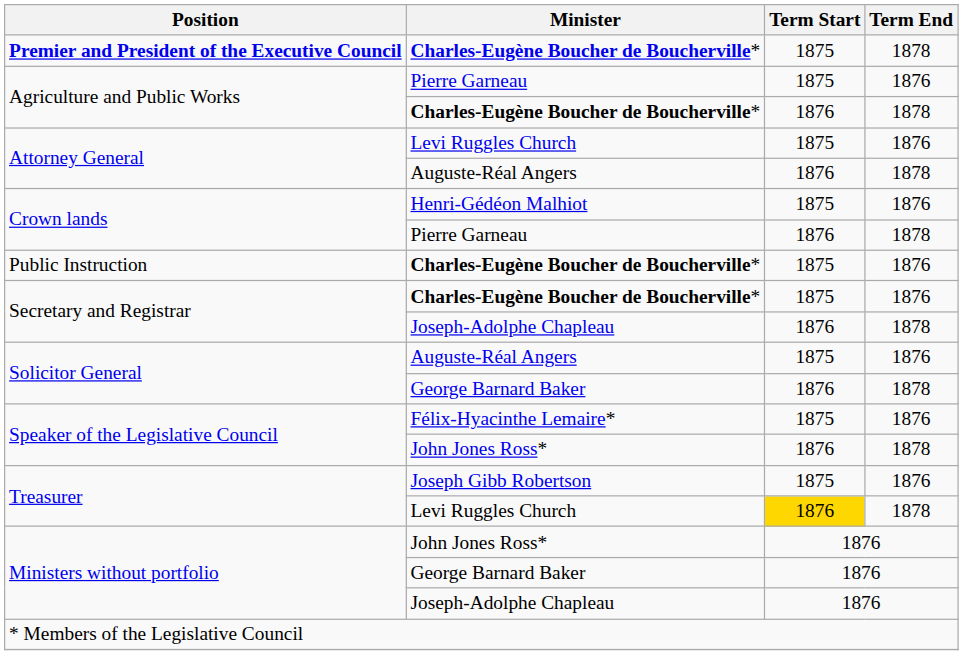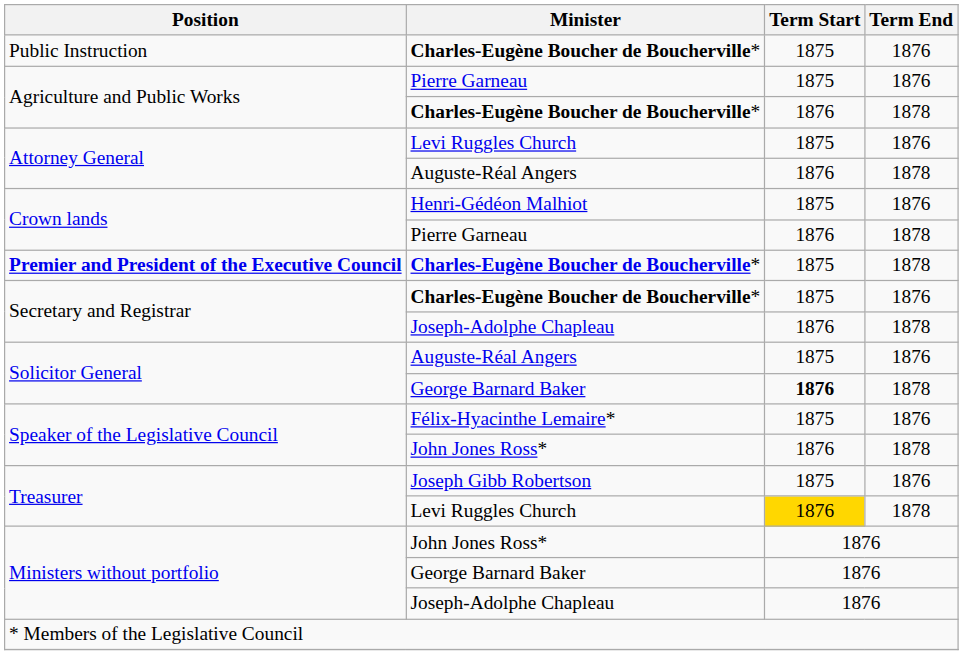rows swapped: (205, 50) <-> (78, 265)
(815, 388) normal -> (815, 388) bold
